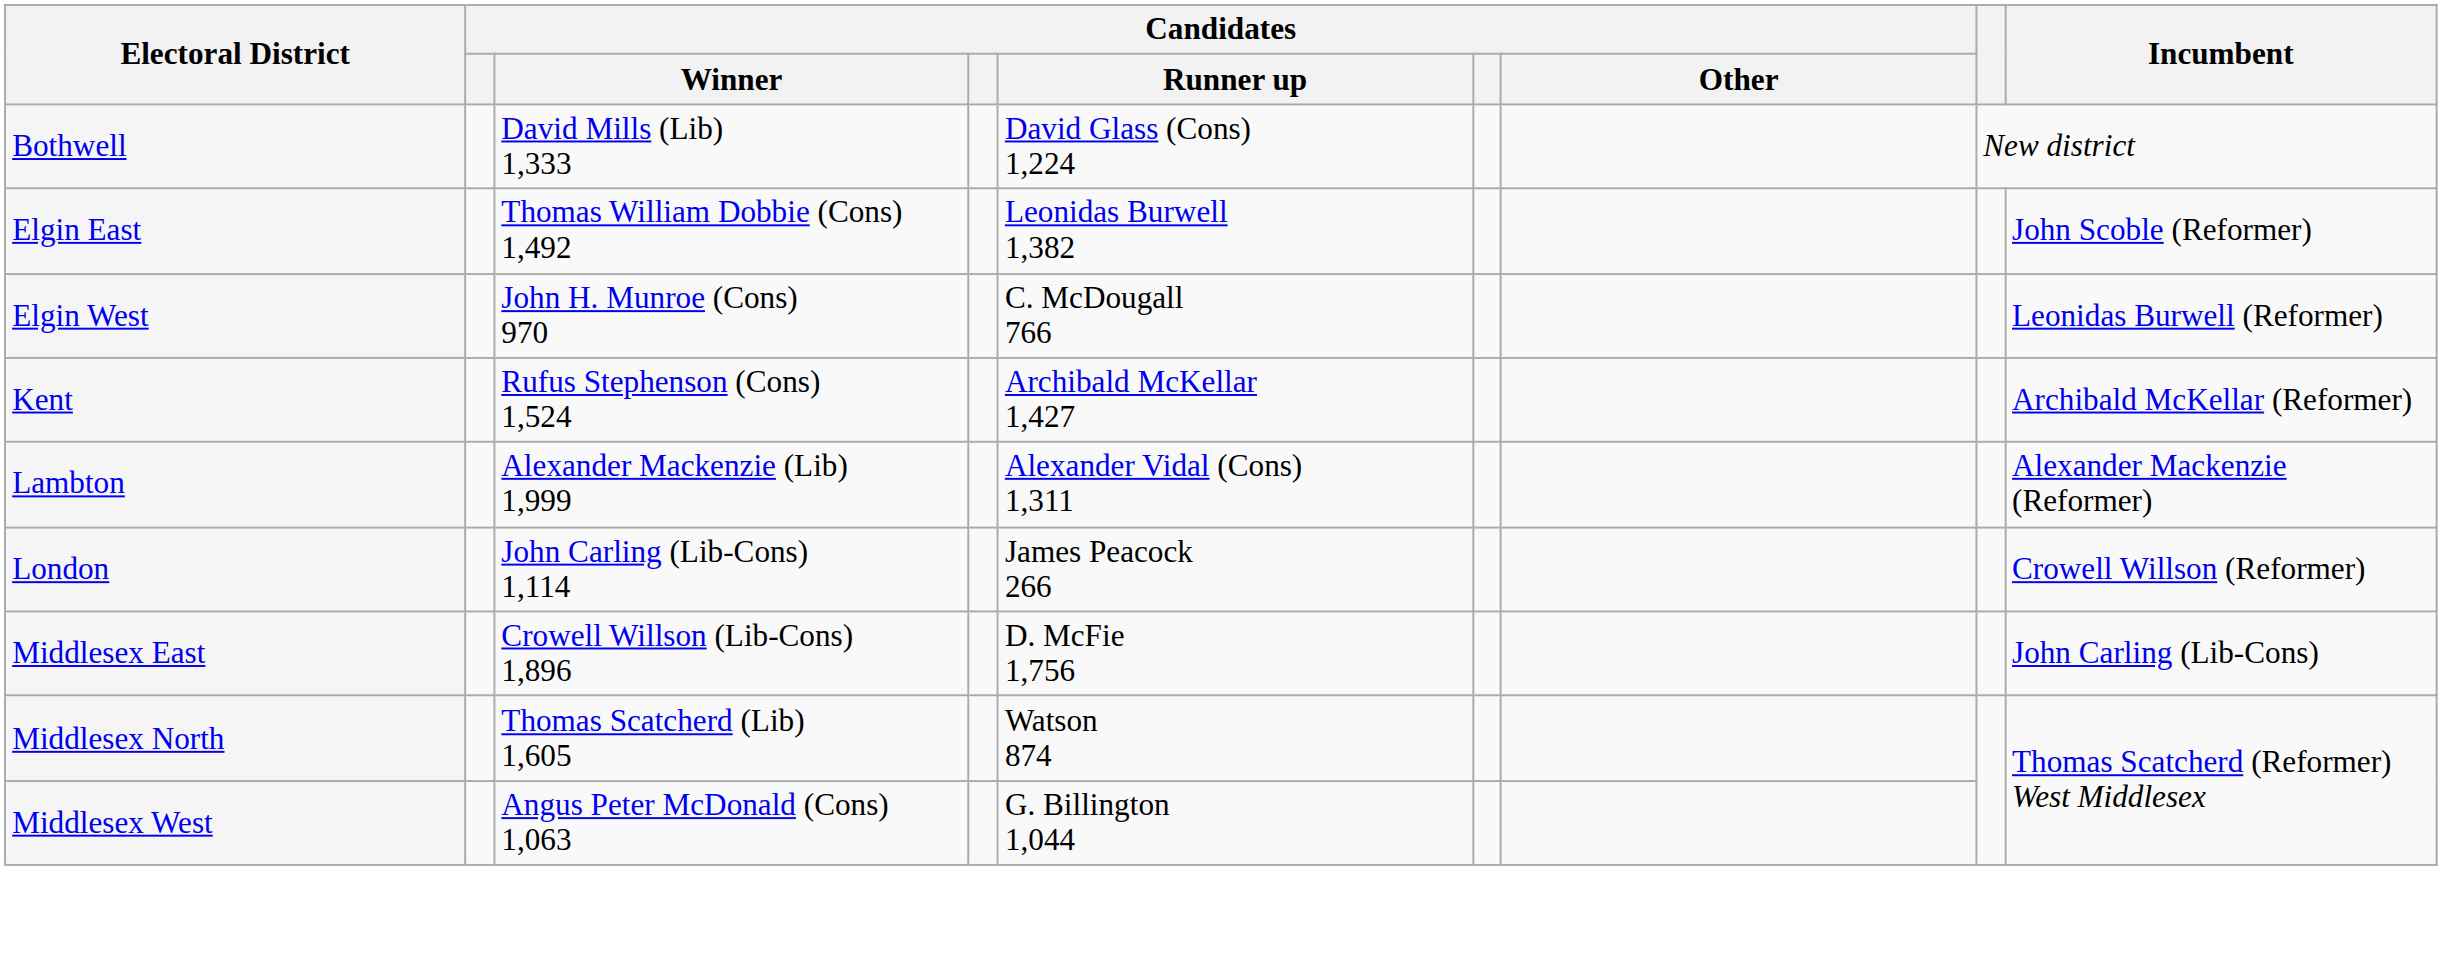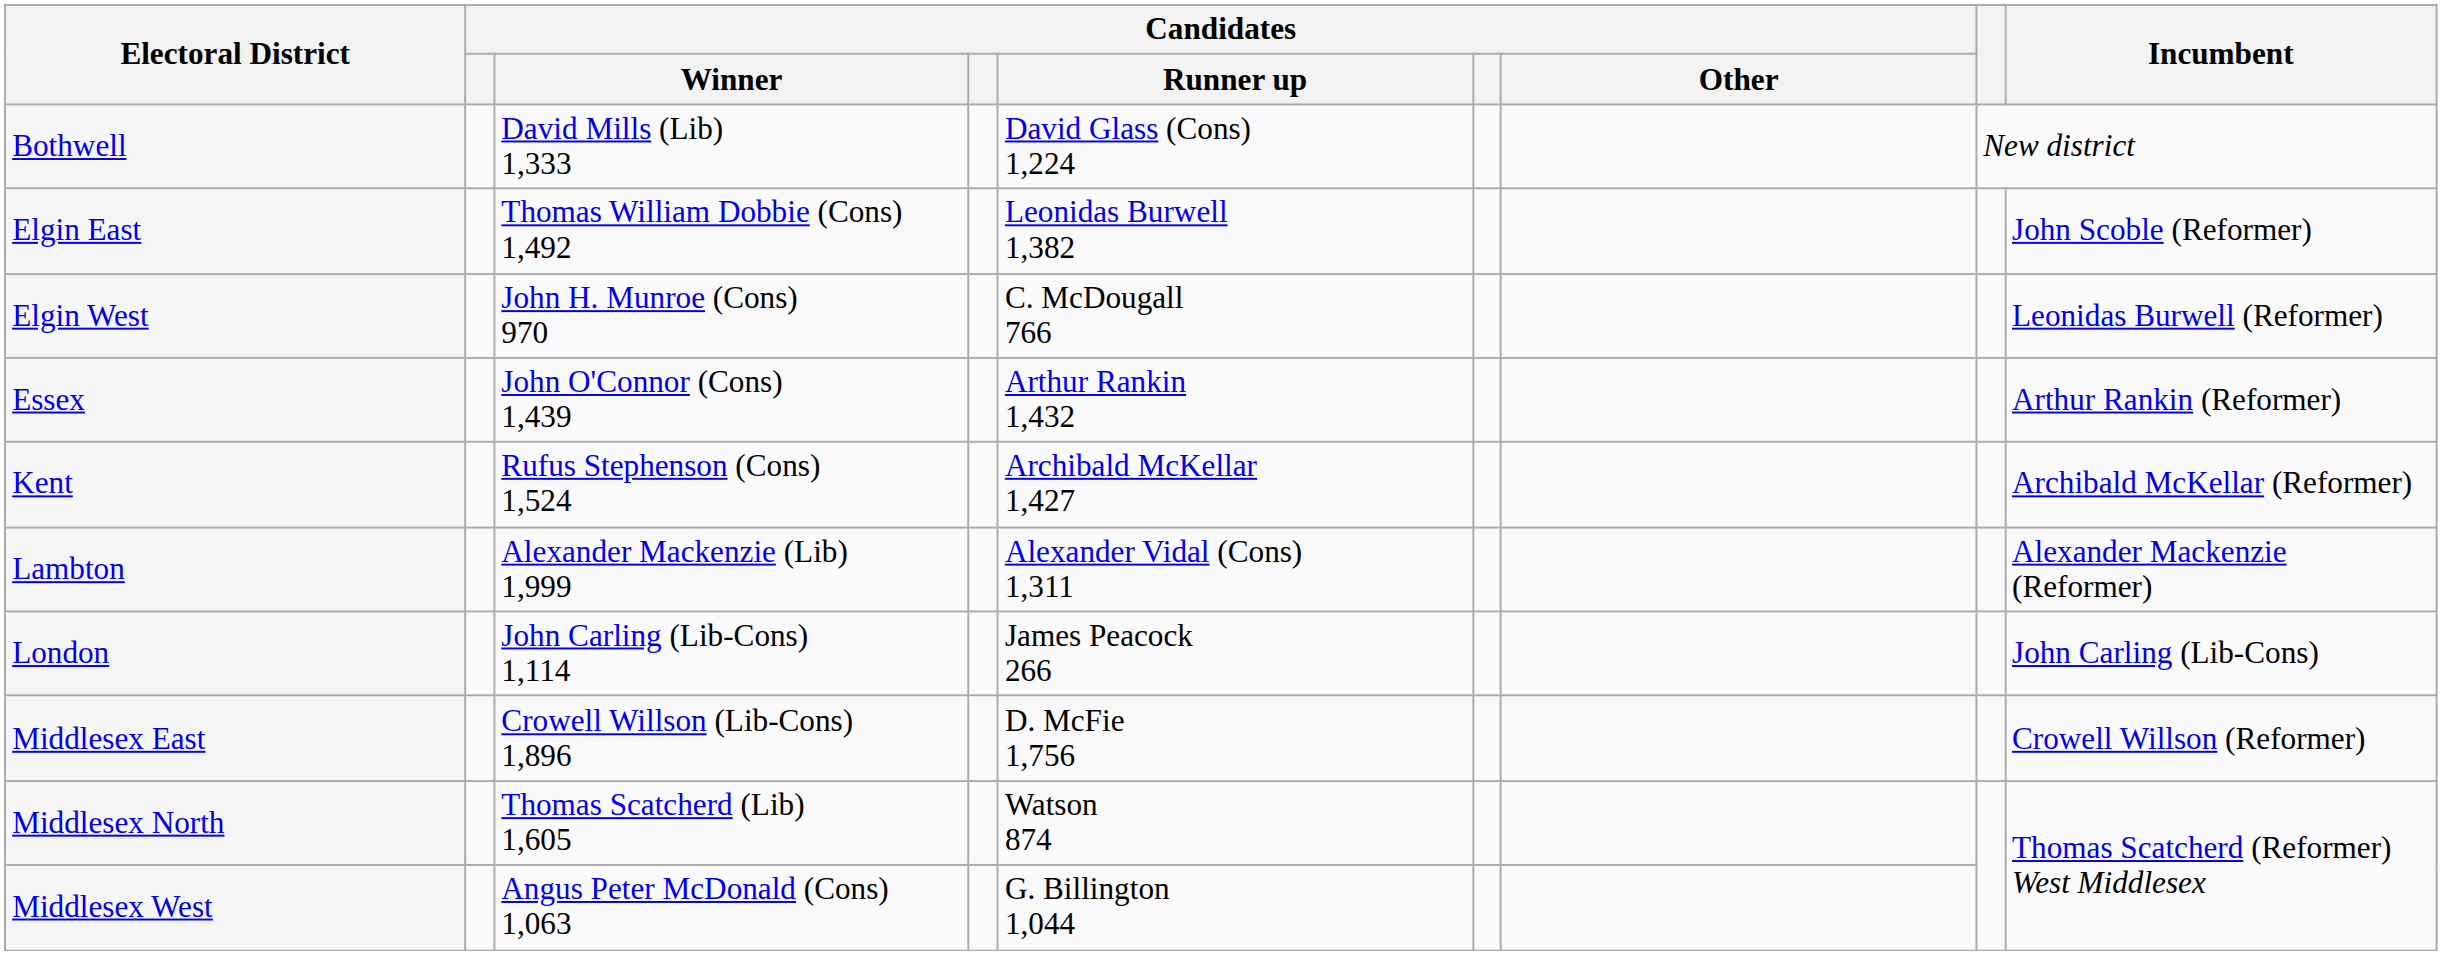+ row: (49, 399)
(2189, 568) Crowell Willson (Reformer) -> (2165, 653) John Carling (Lib-Cons)
(2165, 653) John Carling (Lib-Cons) -> (2189, 737) Crowell Willson (Reformer)
